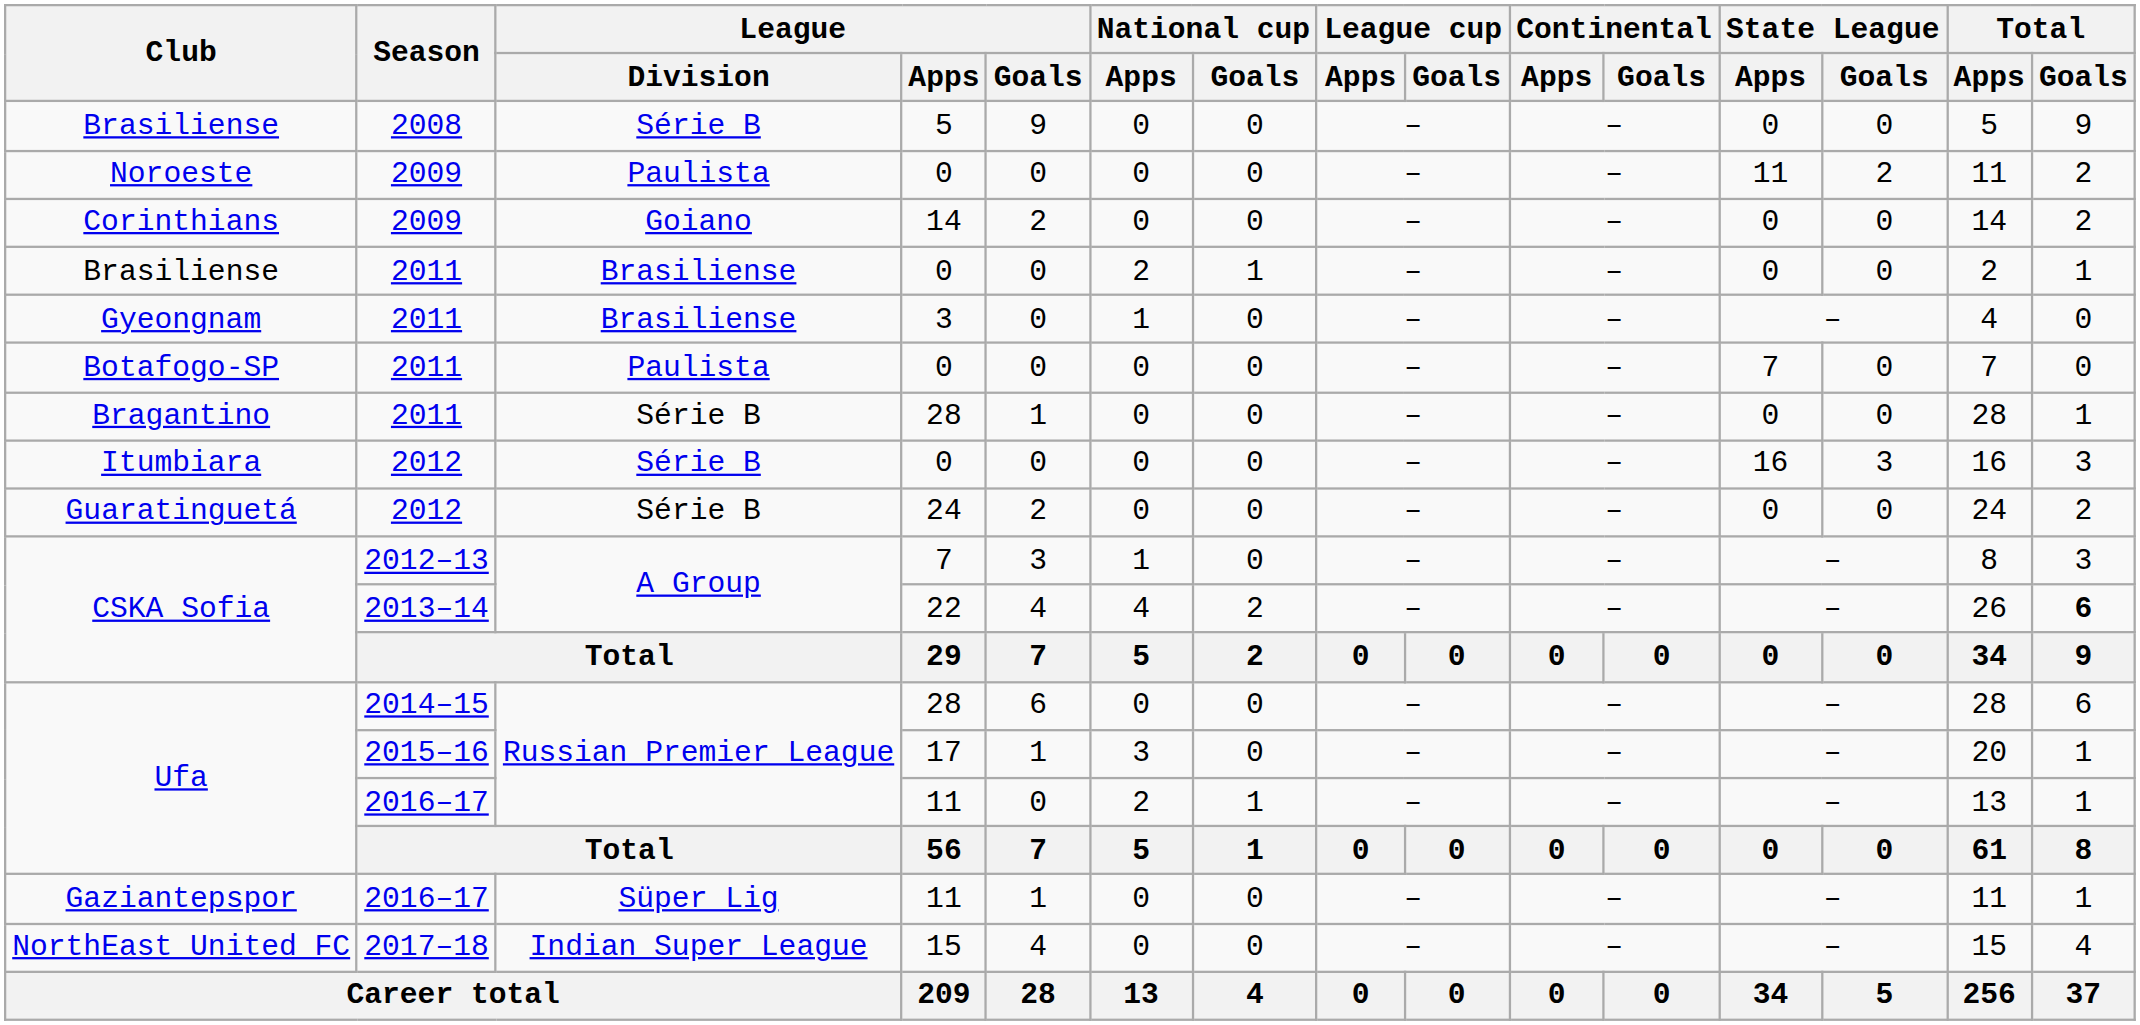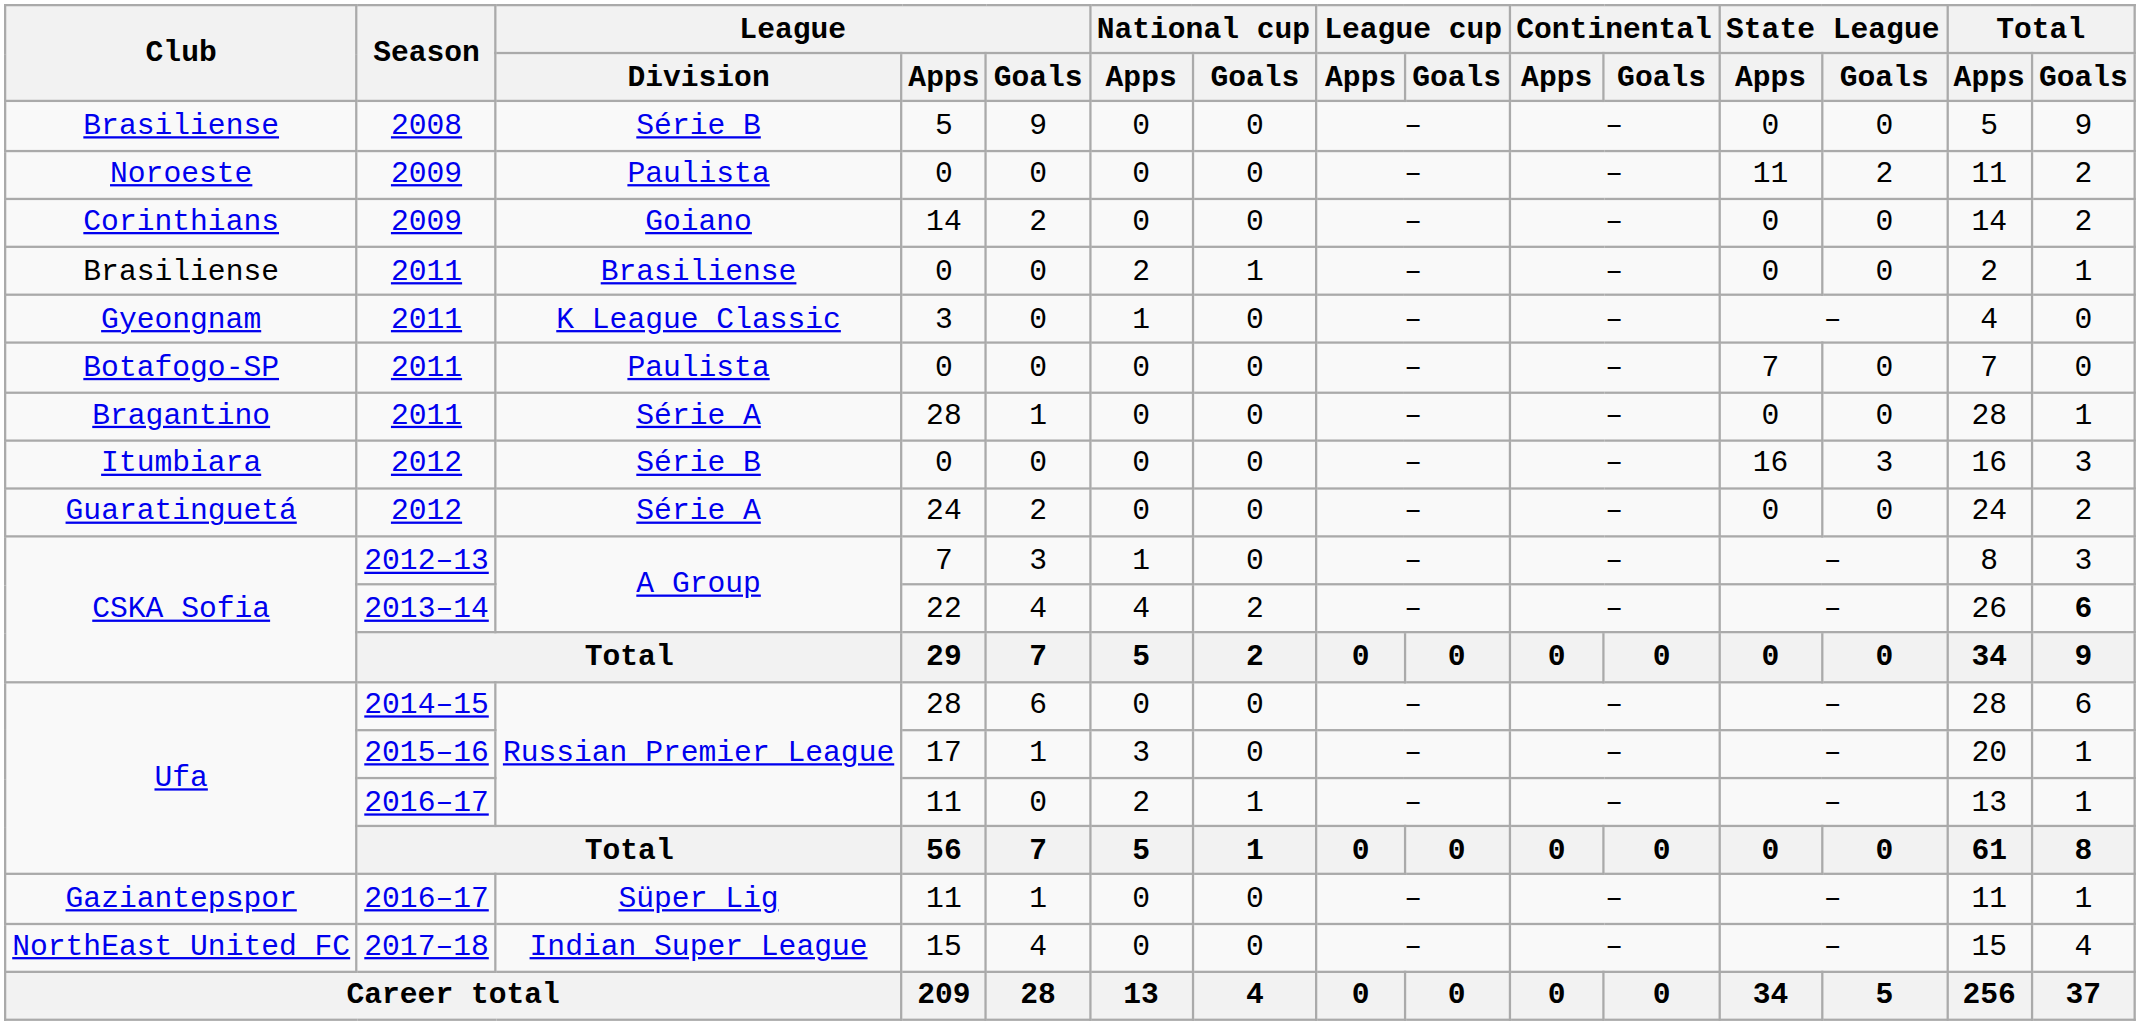(699, 319) Brasiliense -> (699, 319) K League Classic
(699, 416) Série B -> (699, 416) Série A
(699, 512) Série B -> (699, 512) Série A
